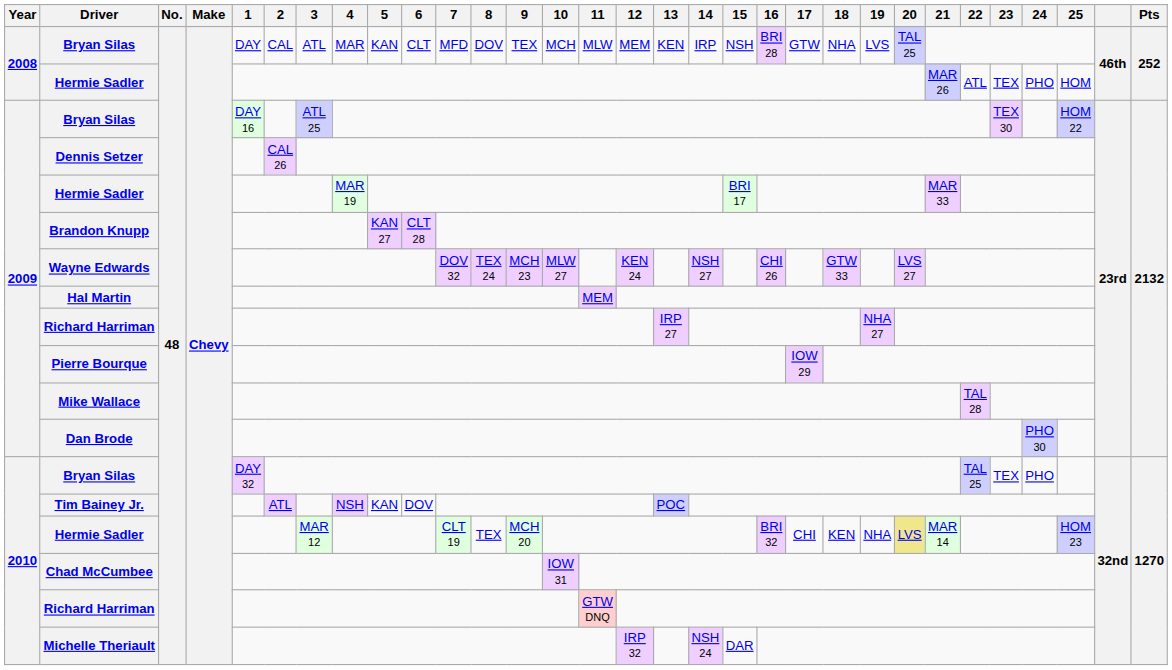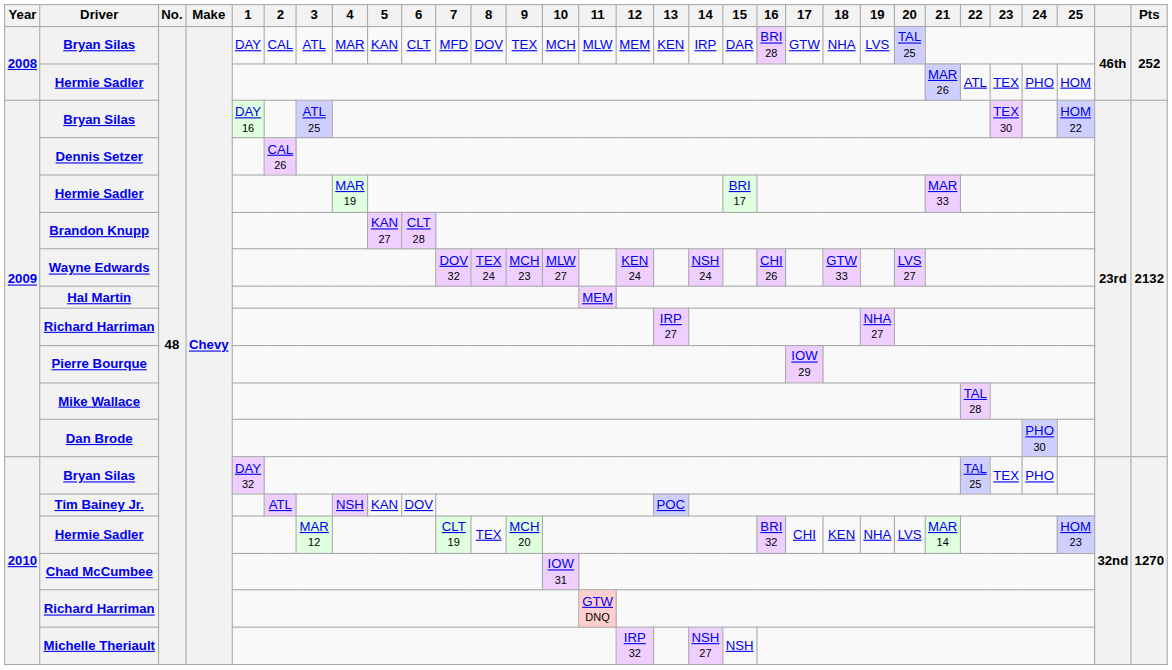(740, 45) NSH -> (740, 45) DAR
(705, 267) NSH 27 -> (705, 267) NSH 24
(910, 534) khaki background -> (910, 534) no background
(705, 645) NSH 24 -> (705, 645) NSH 27
(740, 646) DAR -> (740, 646) NSH
